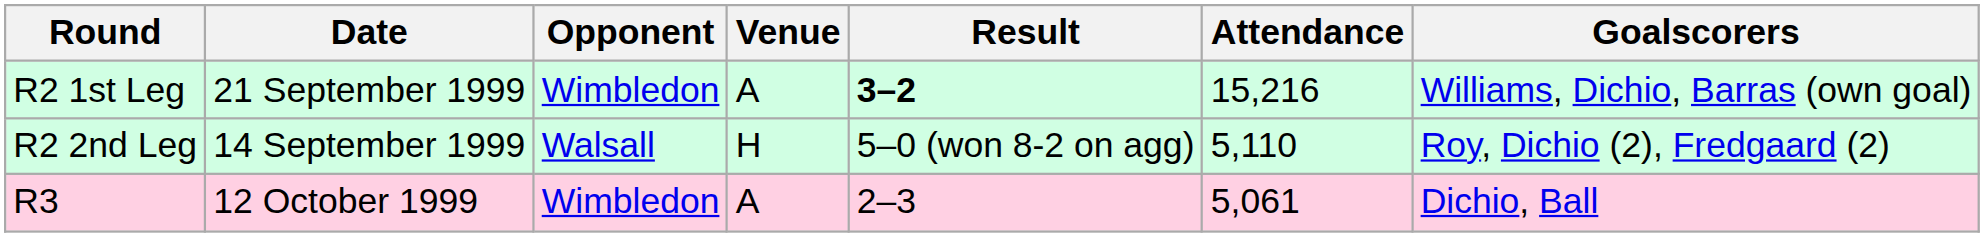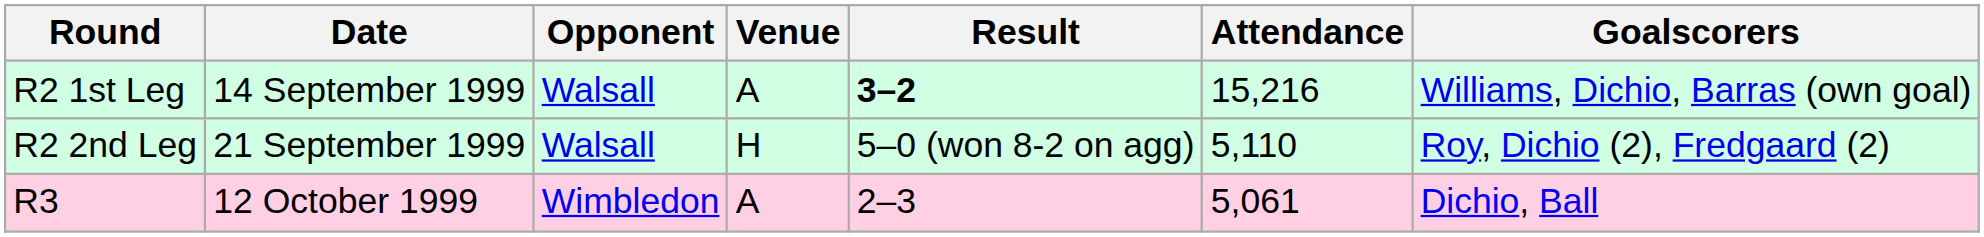(369, 88) 21 September 1999 -> (369, 88) 14 September 1999
(631, 88) Wimbledon -> (598, 88) Walsall
(369, 145) 14 September 1999 -> (369, 145) 21 September 1999
